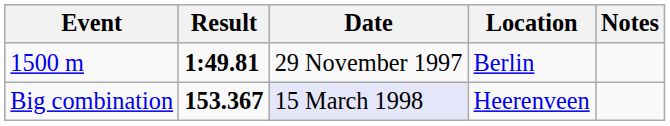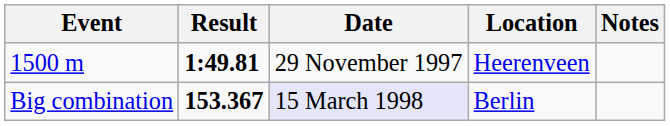(504, 62) Berlin -> (532, 62) Heerenveen
(532, 100) Heerenveen -> (504, 100) Berlin
